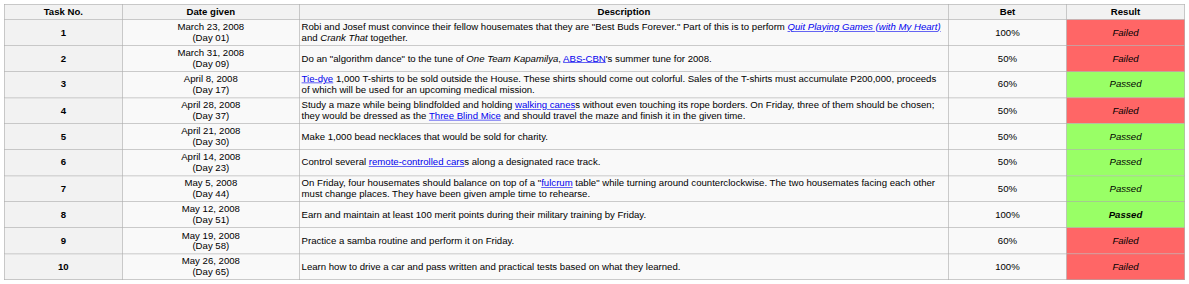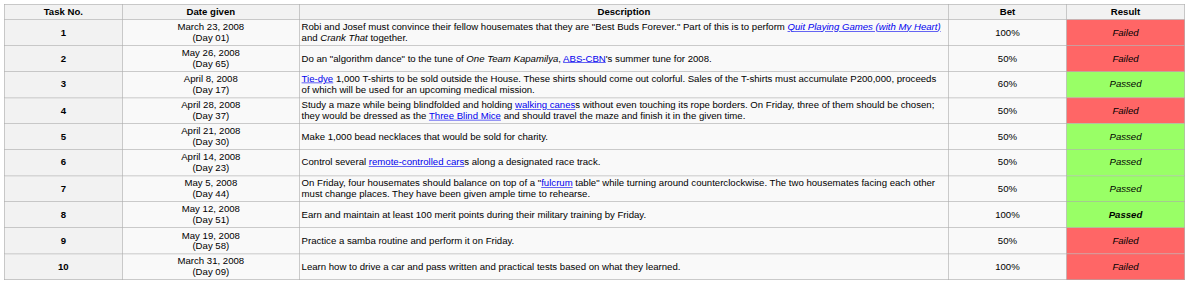(211, 58) March 31, 2008 (Day 09) -> (211, 58) May 26, 2008 (Day 65)
(1007, 240) 60% -> (1007, 240) 50%
(211, 266) May 26, 2008 (Day 65) -> (211, 266) March 31, 2008 (Day 09)
